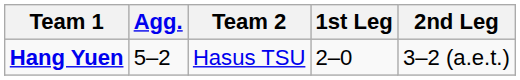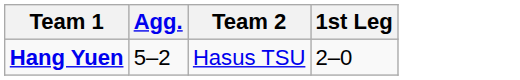- column: (456, 22)
